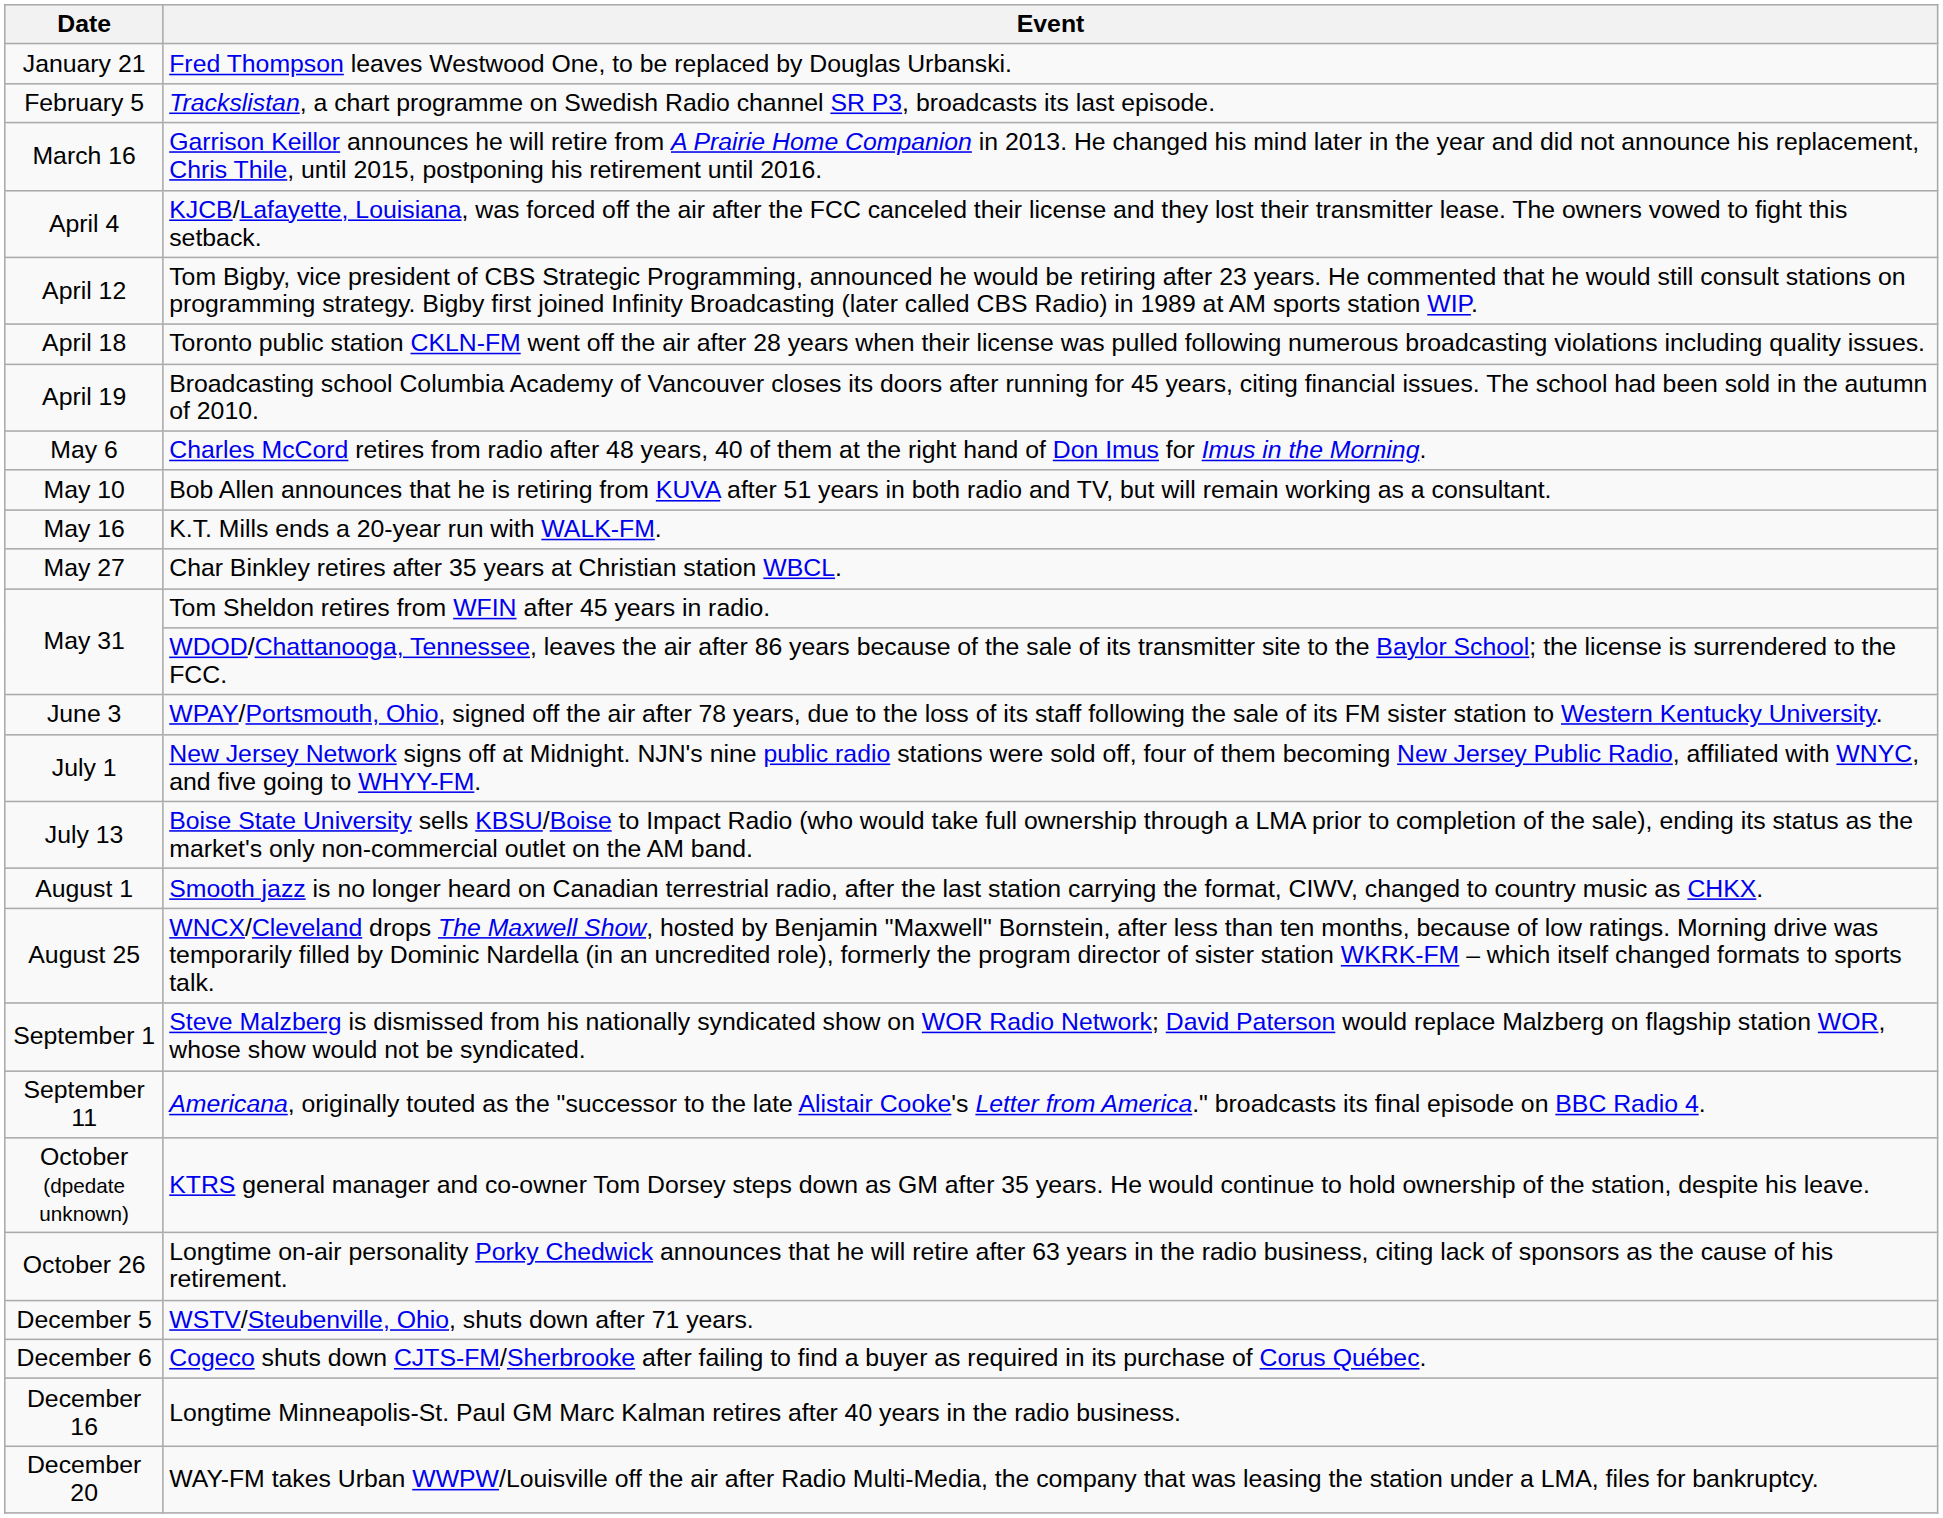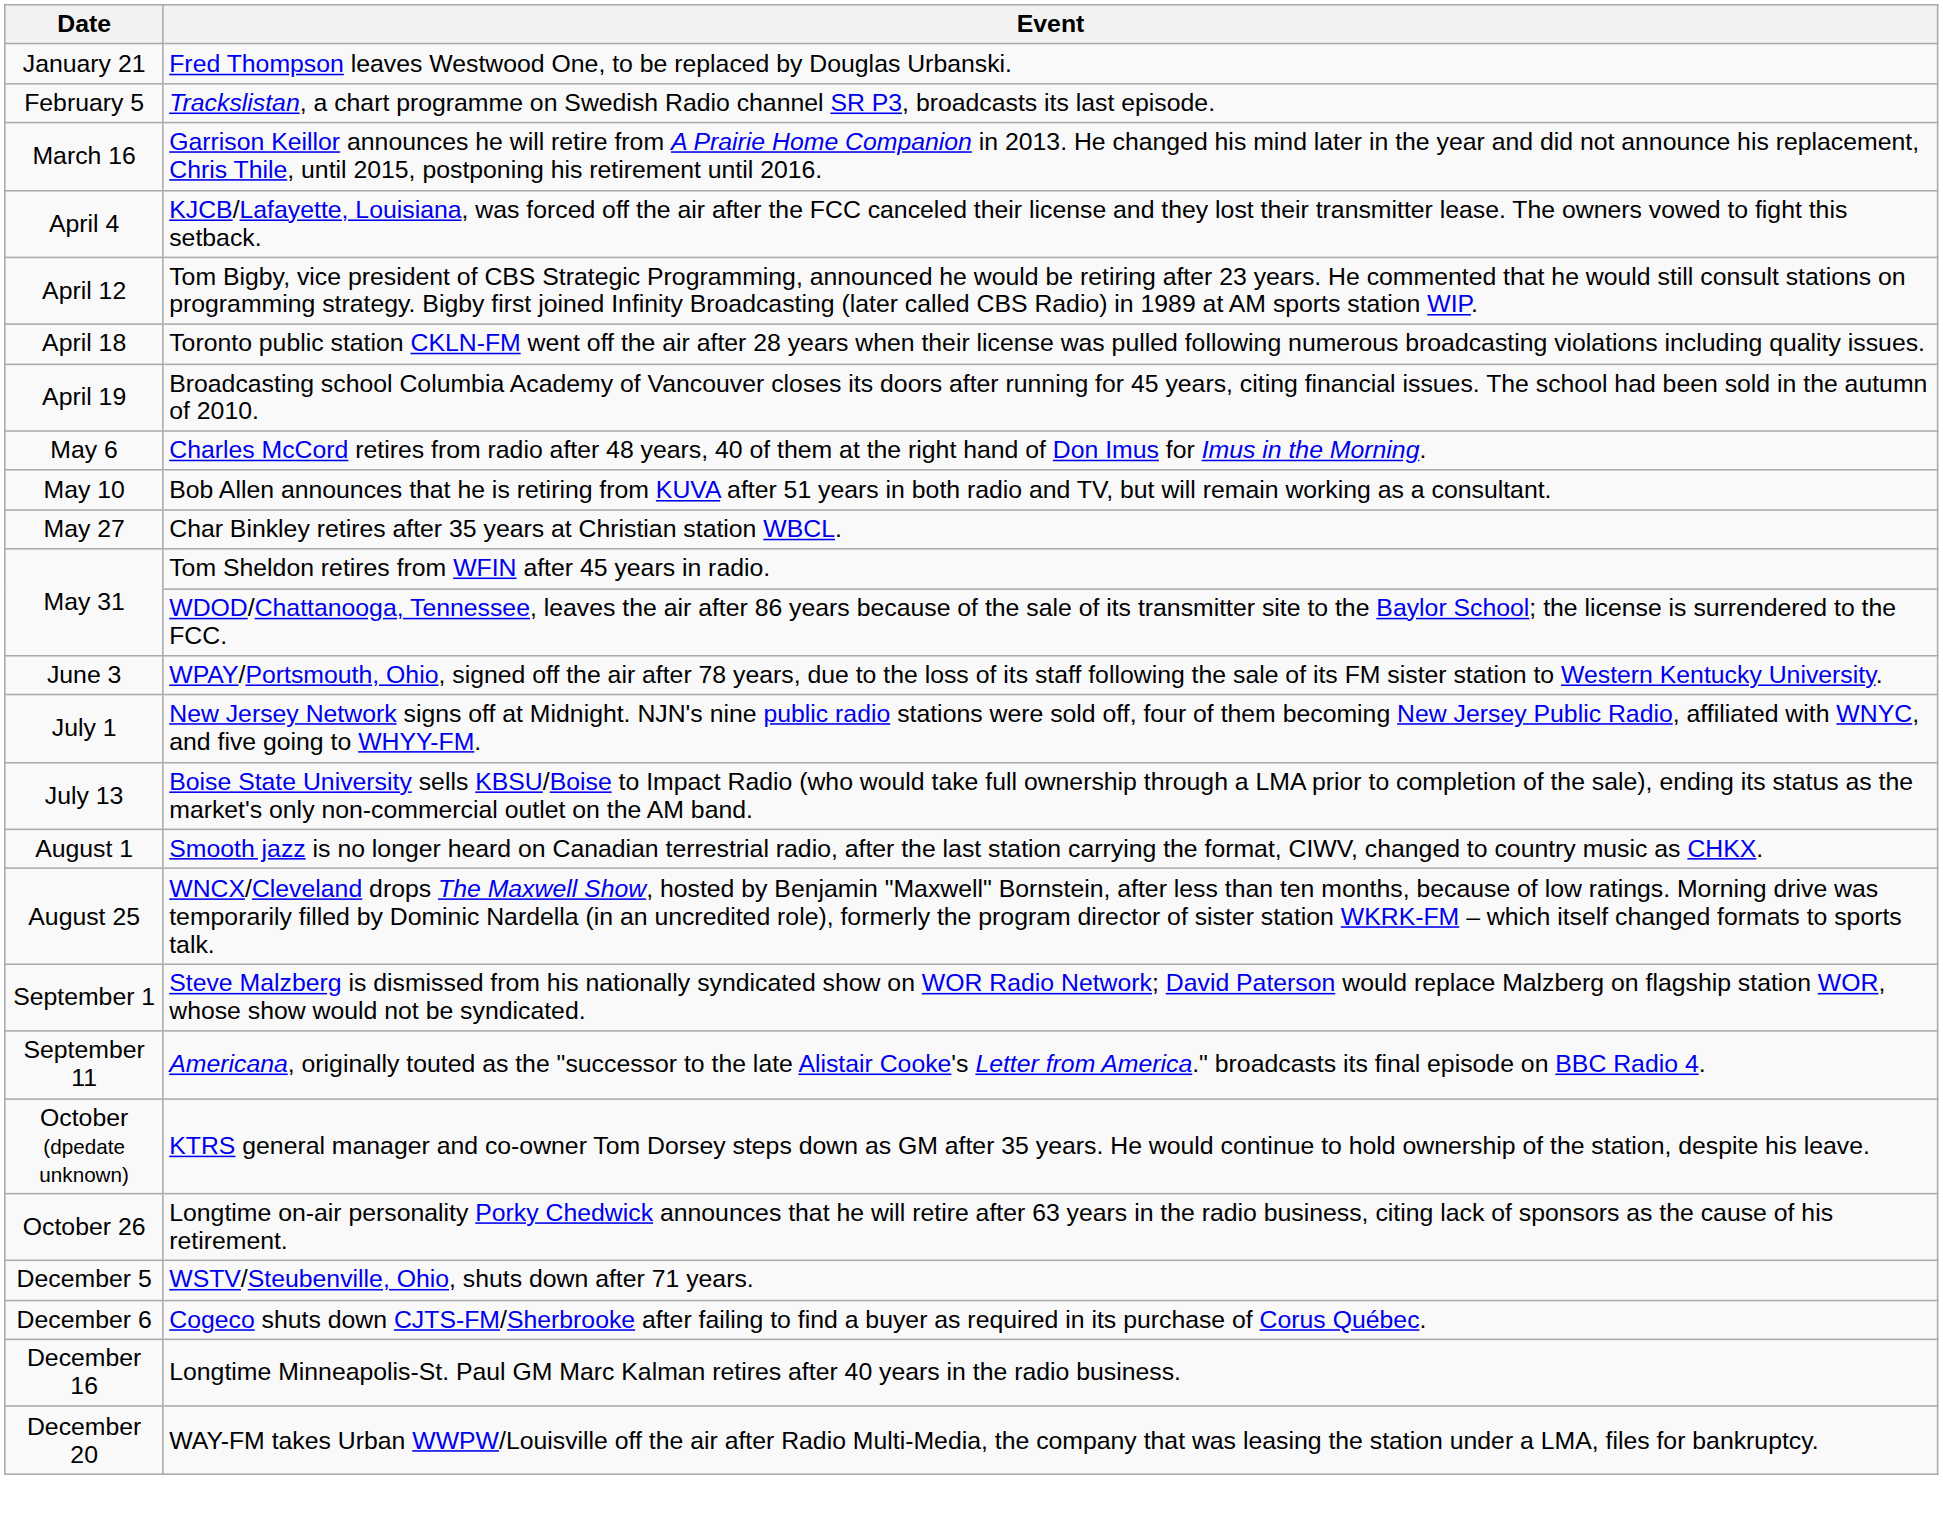- row: (415, 529)
